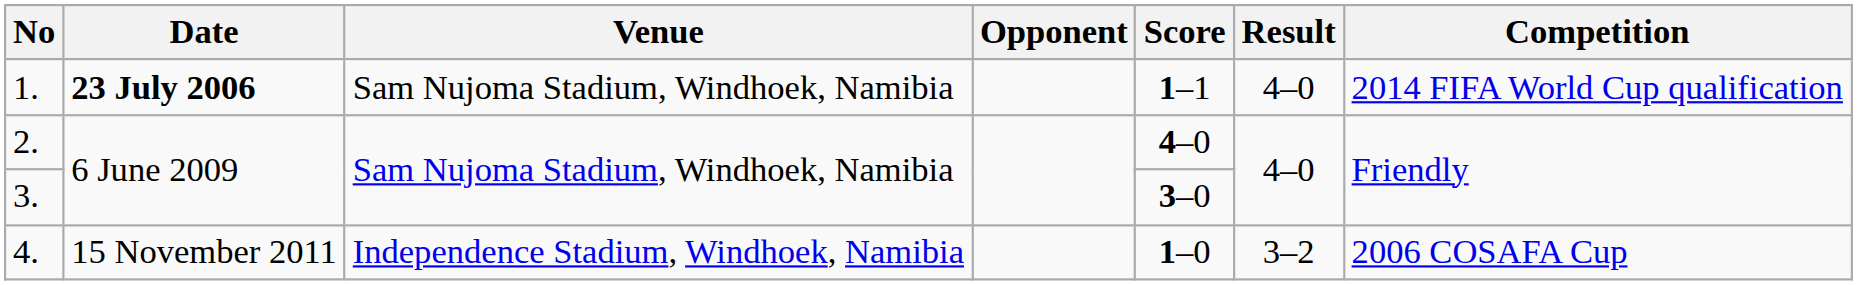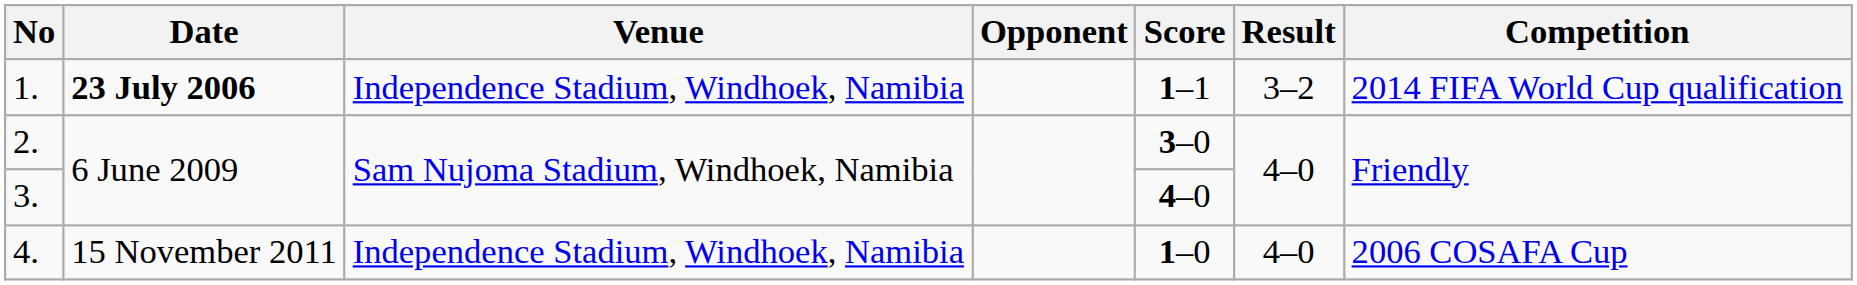(653, 86) Sam Nujoma Stadium, Windhoek, Namibia -> (658, 86) Independence Stadium, Windhoek, Namibia
(1289, 86) 4–0 -> (1289, 86) 3–2
(1185, 141) 4–0 -> (1185, 141) 3–0
(1185, 196) 3–0 -> (1185, 196) 4–0
(1289, 251) 3–2 -> (1289, 251) 4–0
